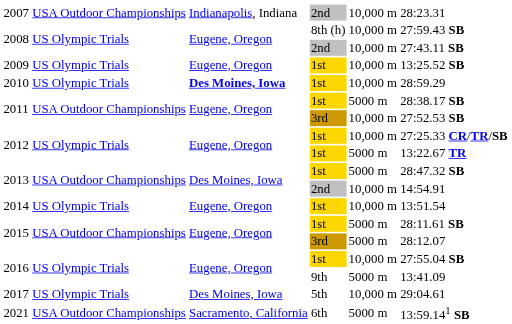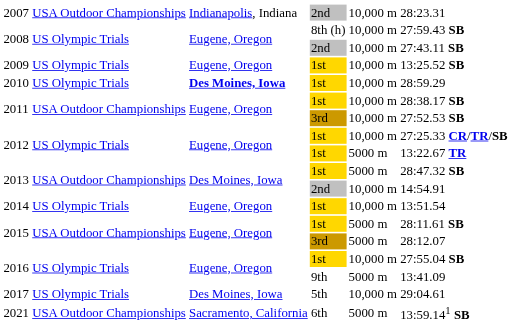(368, 100) 5000 m -> (373, 100) 10,000 m
